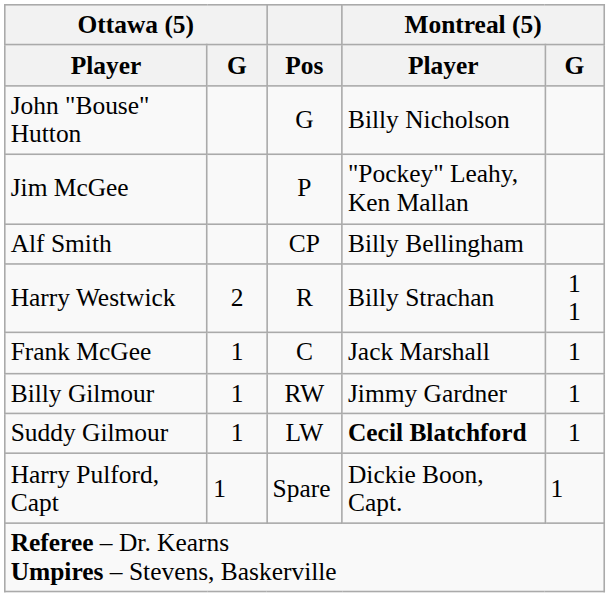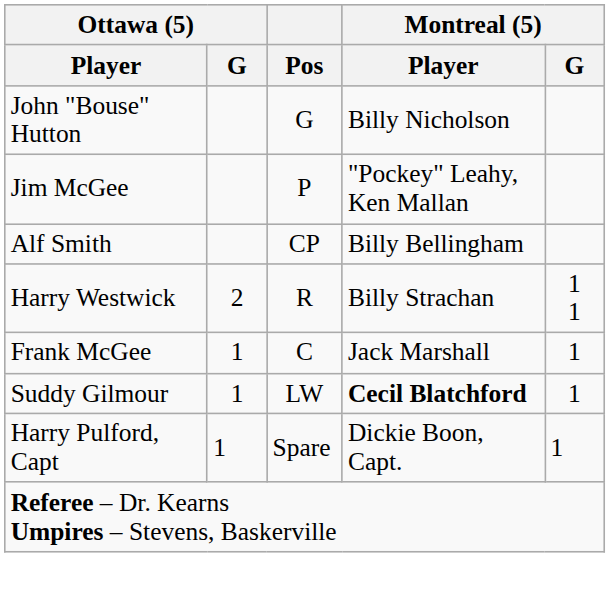- row: (82, 392)
